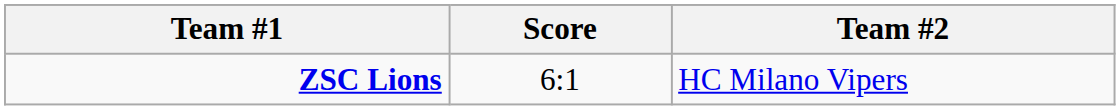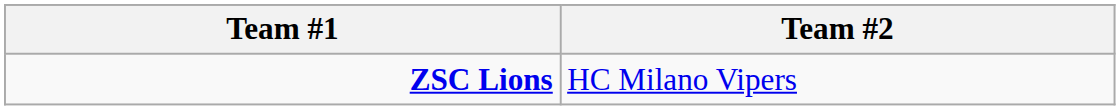- column: (560, 29)
